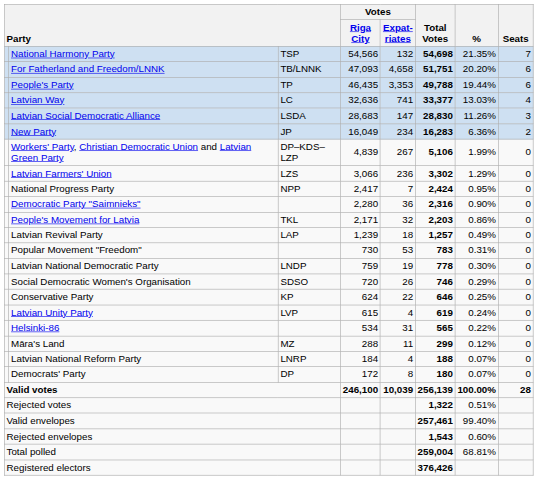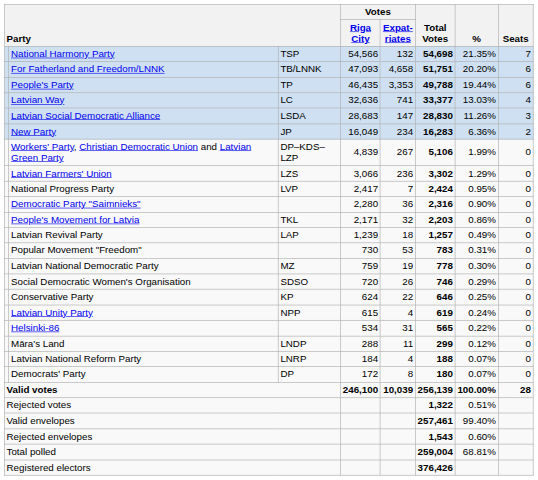(290, 188) NPP -> (289, 188) LVP
(293, 266) LNDP -> (287, 266) MZ
(289, 312) LVP -> (290, 312) NPP
(287, 343) MZ -> (293, 343) LNDP
